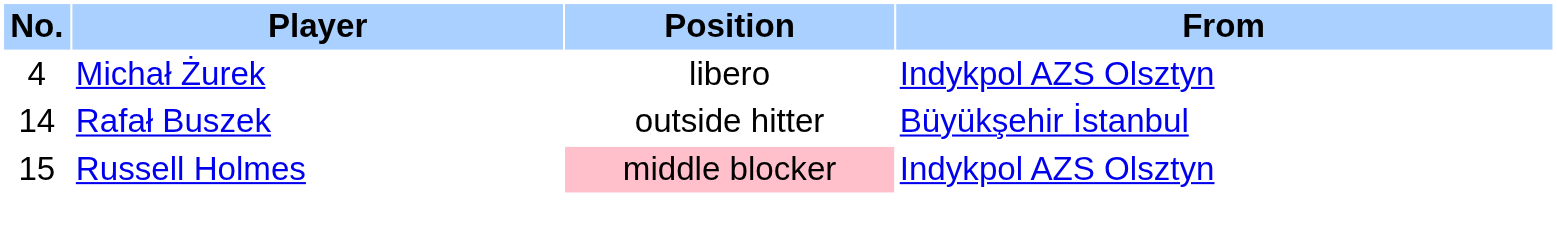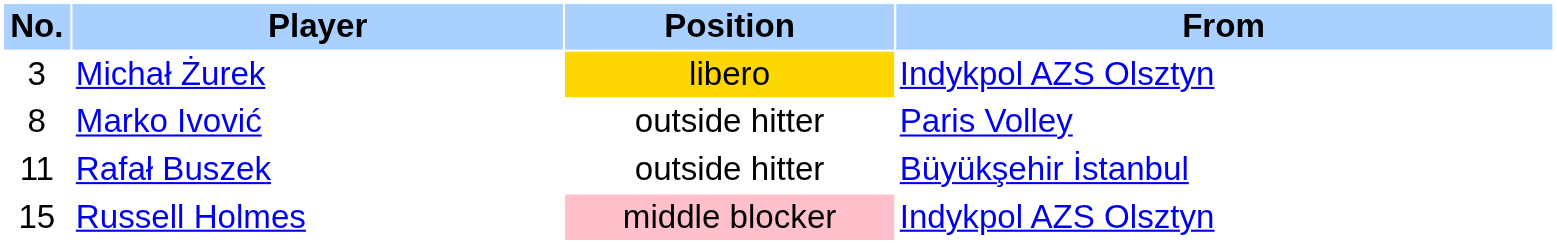(37, 73) 4 -> (37, 73) 3
(730, 73) no background -> (730, 73) gold background
+ row: (169, 121)
(37, 121) 14 -> (37, 169) 11
